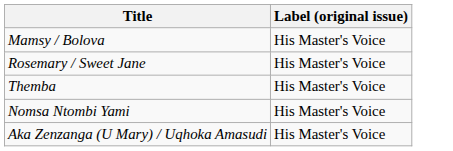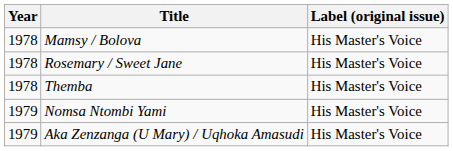+ column: (23, 16)
